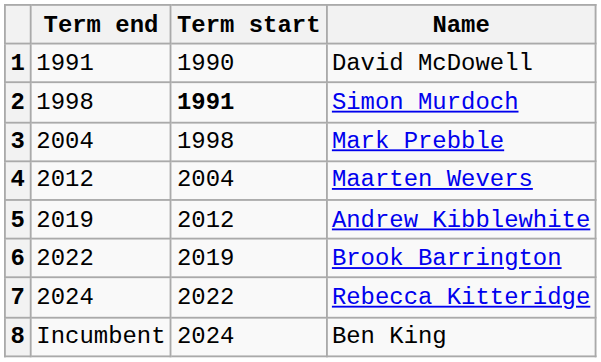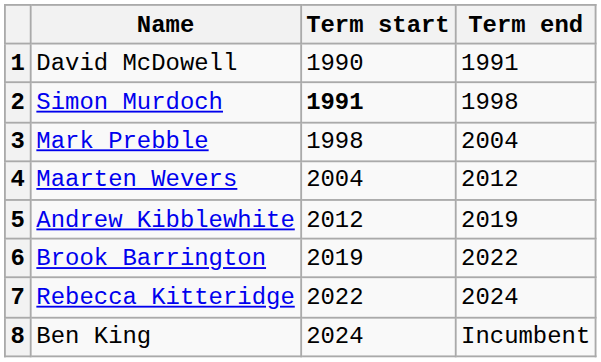columns swapped: (461, 24) <-> (101, 24)
